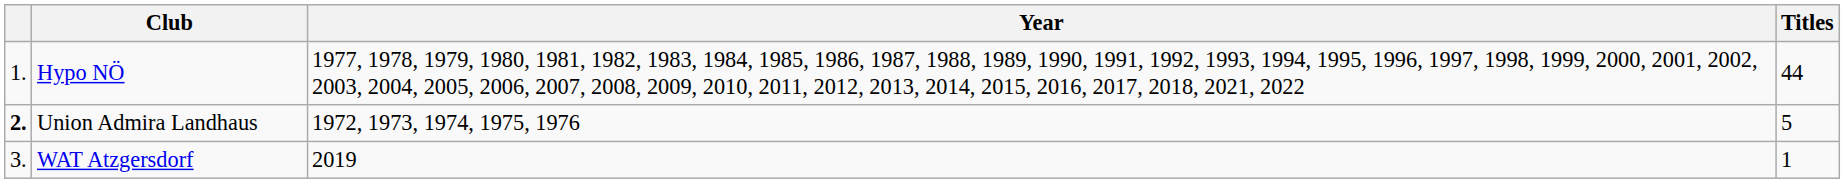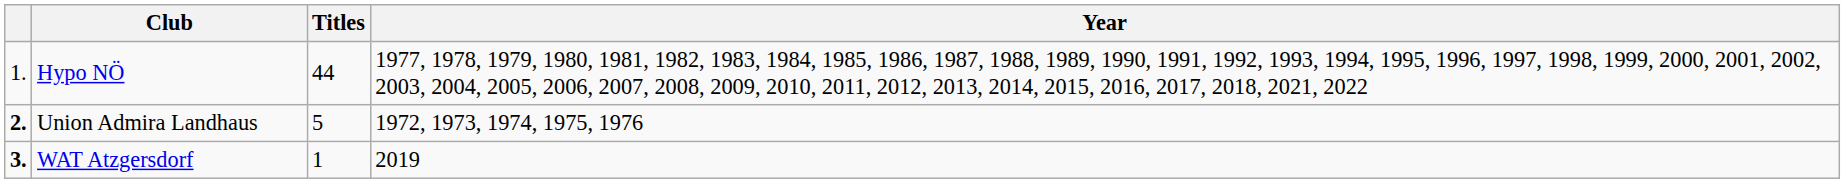columns swapped: (1807, 23) <-> (1041, 23)
(18, 160) normal -> (18, 160) bold
